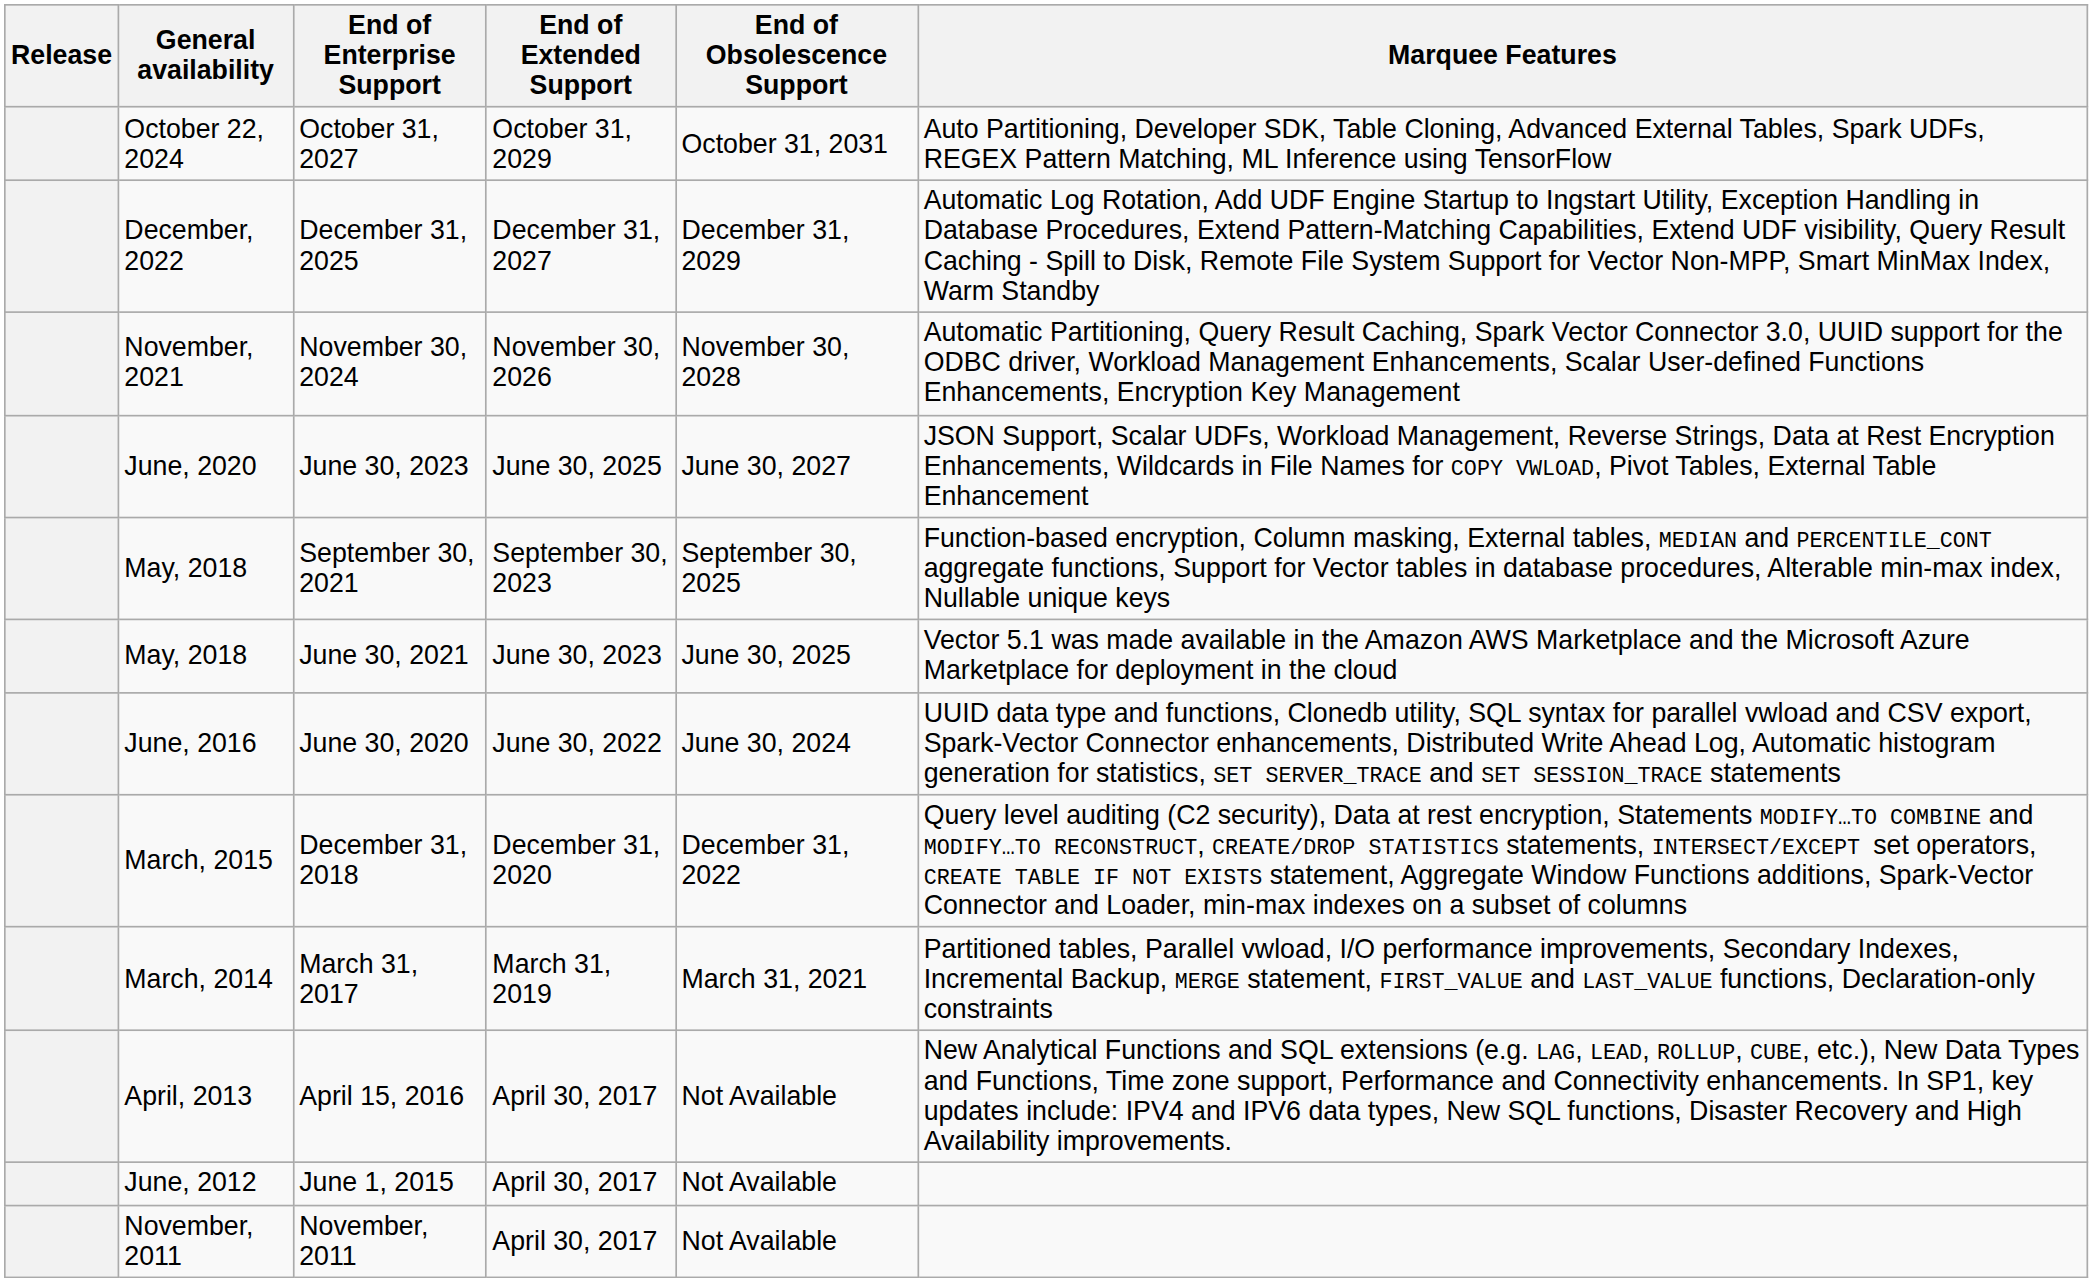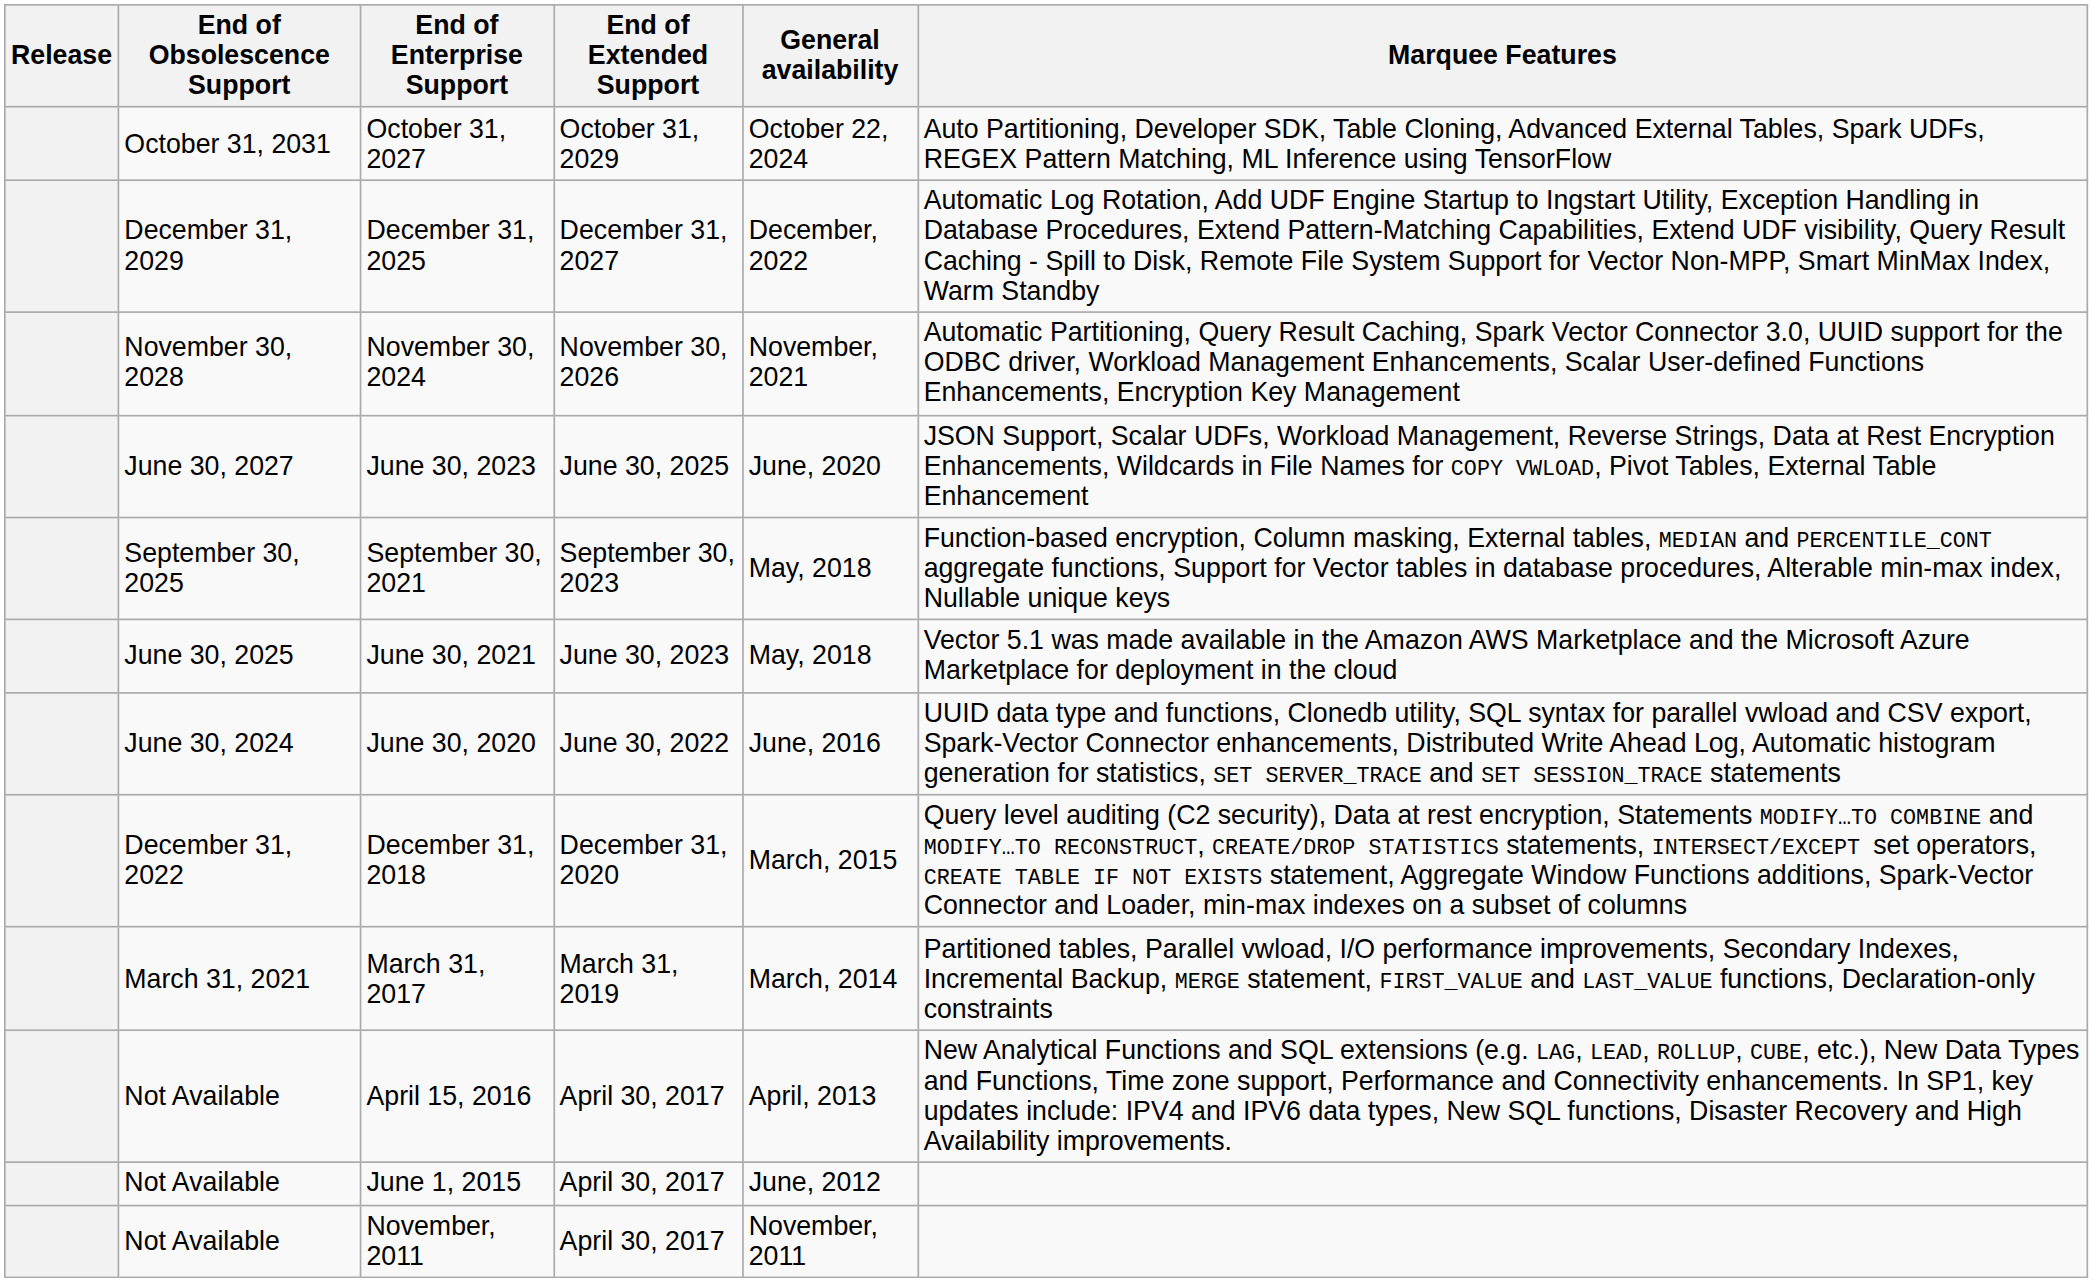columns swapped: (206, 55) <-> (796, 55)
